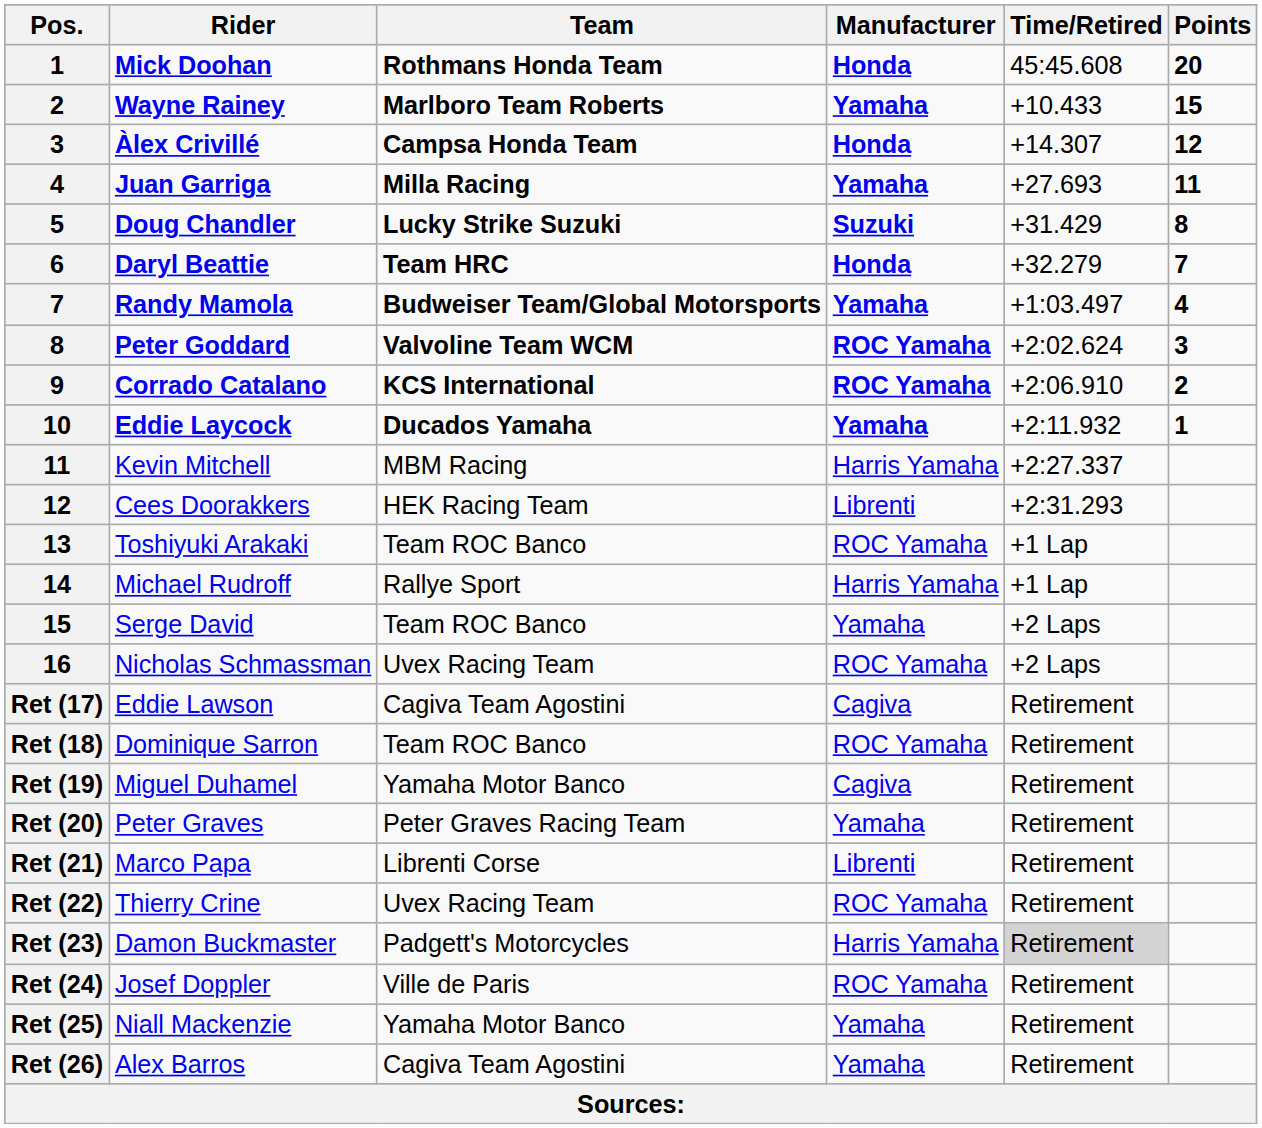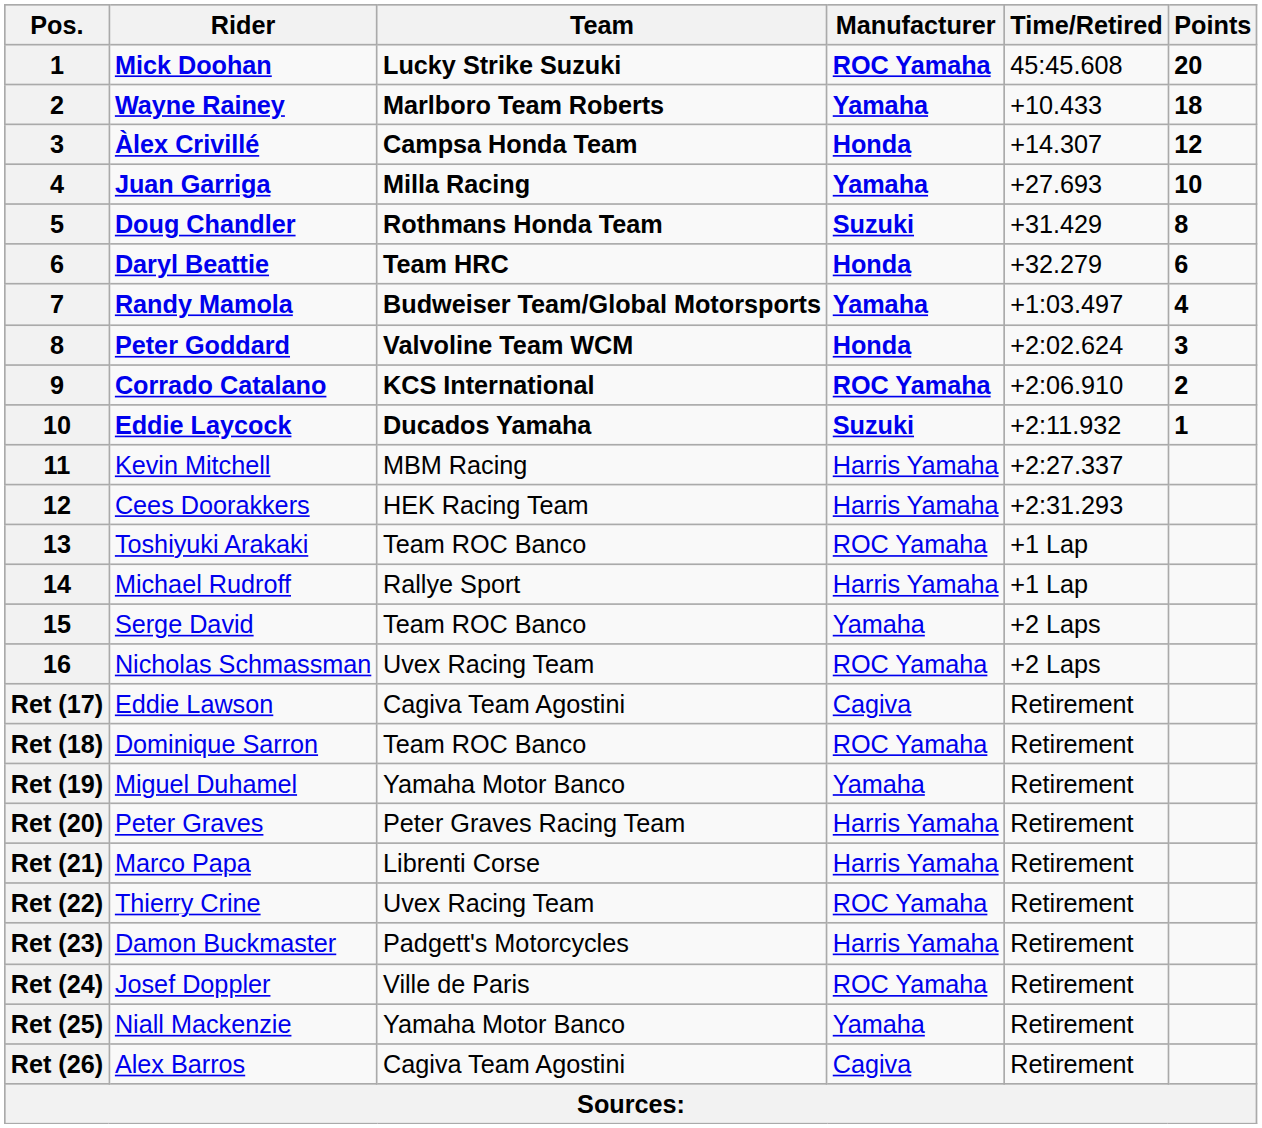(523, 65) Rothmans Honda Team -> (502, 65) Lucky Strike Suzuki
(872, 65) Honda -> (912, 65) ROC Yamaha
(1188, 105) 15 -> (1188, 105) 18
(1188, 185) 11 -> (1188, 185) 10
(502, 225) Lucky Strike Suzuki -> (523, 225) Rothmans Honda Team
(1181, 265) 7 -> (1181, 265) 6
(912, 345) ROC Yamaha -> (872, 345) Honda
(880, 424) Yamaha -> (873, 424) Suzuki
(874, 504) Librenti -> (916, 504) Harris Yamaha
(872, 784) Cagiva -> (879, 784) Yamaha
(879, 824) Yamaha -> (916, 824) Harris Yamaha
(874, 864) Librenti -> (916, 864) Harris Yamaha
(1072, 944) lightgrey background -> (1072, 944) no background
(879, 1064) Yamaha -> (872, 1064) Cagiva
